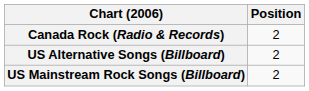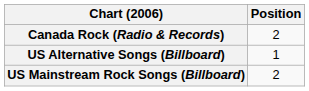(276, 55) 2 -> (276, 55) 1
